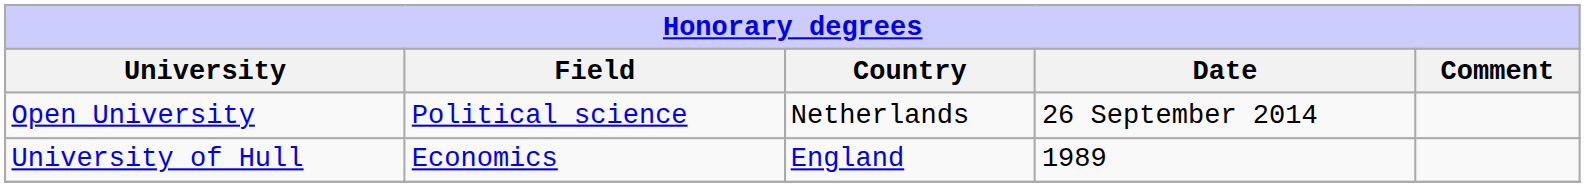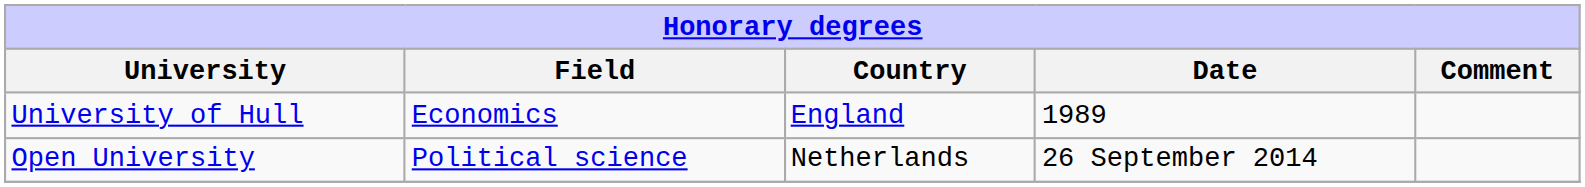rows swapped: (158, 159) <-> (133, 115)
